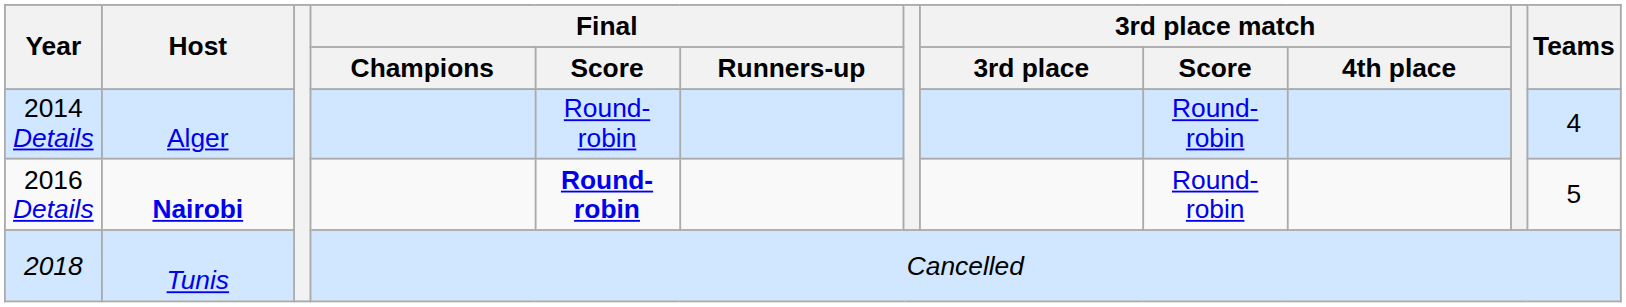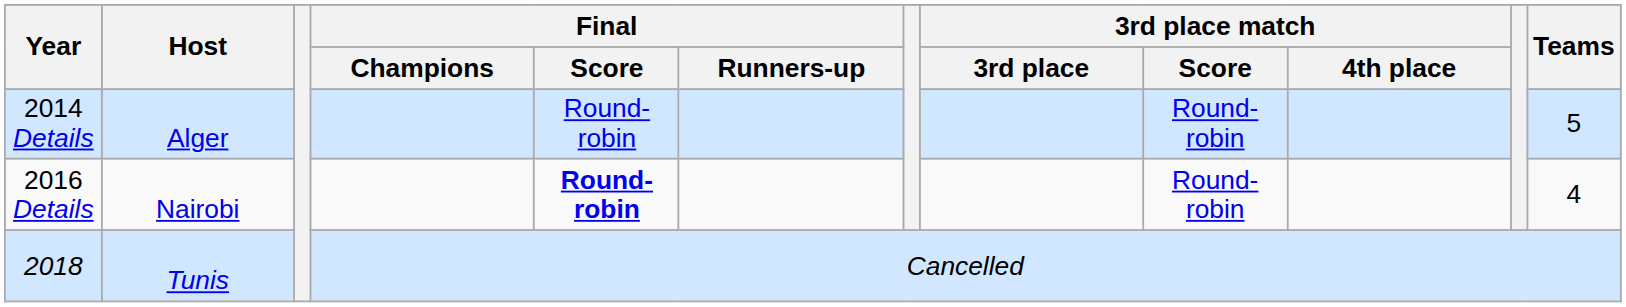(1574, 124) 4 -> (1574, 124) 5
(198, 210) bold -> (198, 210) normal
(1574, 195) 5 -> (1574, 195) 4
